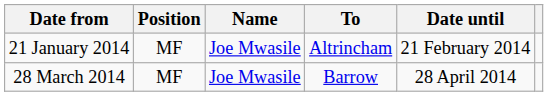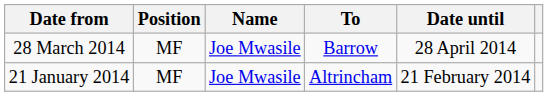rows swapped: (69, 47) <-> (69, 76)
